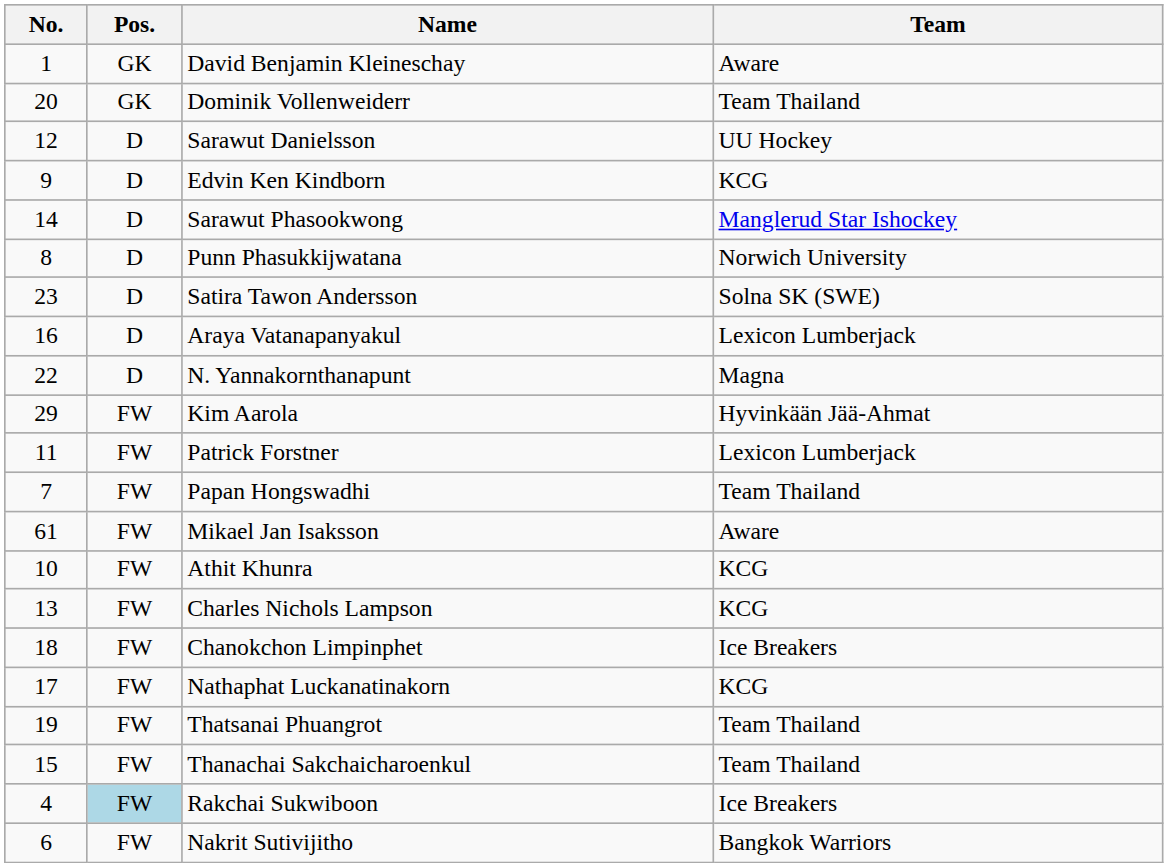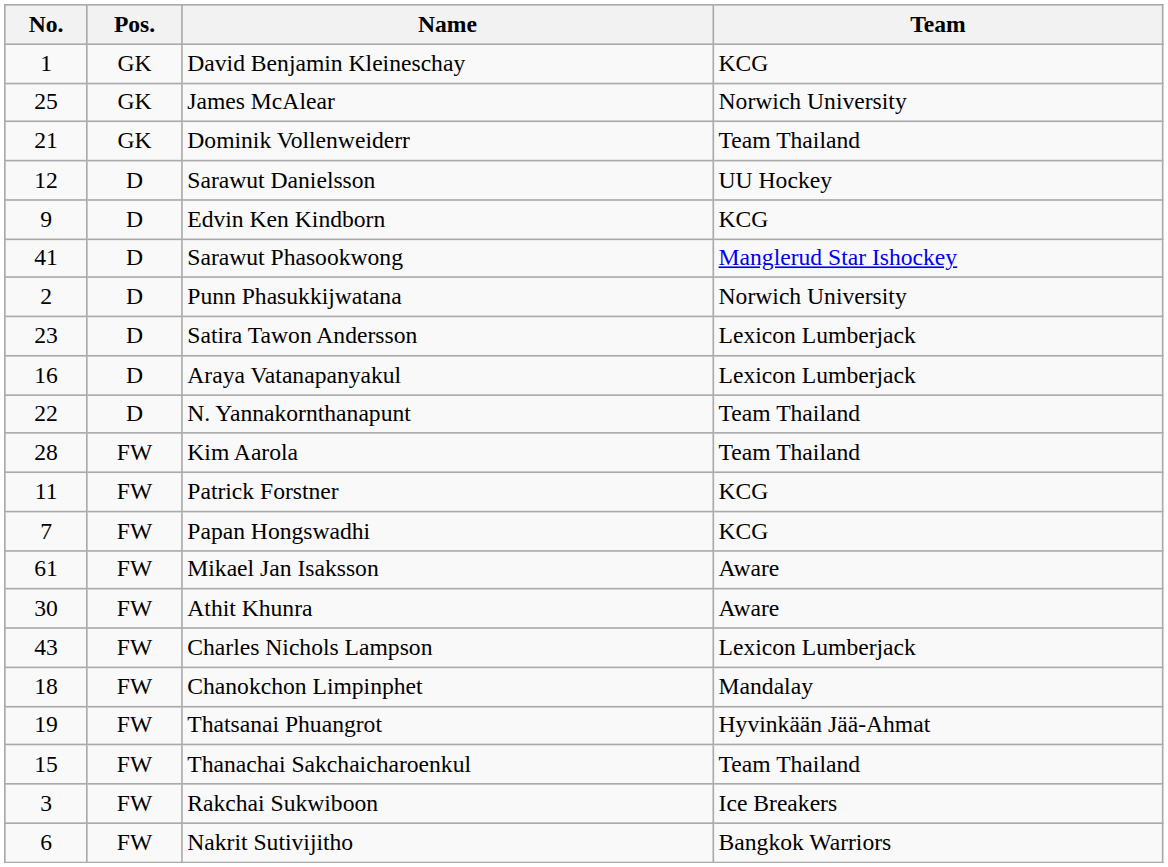(749, 63) Aware -> (743, 63) KCG
+ row: (261, 102)
(46, 102) 20 -> (46, 141) 21
(46, 219) 14 -> (46, 258) 41
(46, 258) 8 -> (46, 297) 2
(799, 297) Solna SK (SWE) -> (817, 335) Lexicon Lumberjack
(751, 374) Magna -> (789, 413) Team Thailand
(46, 413) 29 -> (46, 452) 28
(824, 413) Hyvinkään Jää-Ahmat -> (789, 452) Team Thailand
(817, 452) Lexicon Lumberjack -> (743, 491) KCG
(789, 491) Team Thailand -> (743, 530) KCG
(46, 569) 10 -> (46, 608) 30
(743, 569) KCG -> (749, 608) Aware
(46, 608) 13 -> (46, 647) 43
(743, 608) KCG -> (817, 647) Lexicon Lumberjack
(778, 647) Ice Breakers -> (766, 686) Mandalay
- row: (319, 686)
(789, 725) Team Thailand -> (824, 725) Hyvinkään Jää-Ahmat
(46, 803) 4 -> (46, 803) 3
(135, 803) lightblue background -> (135, 803) no background
